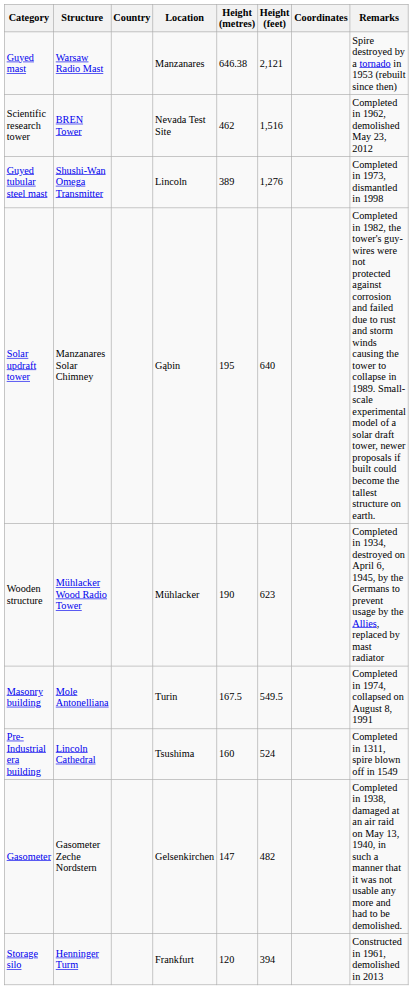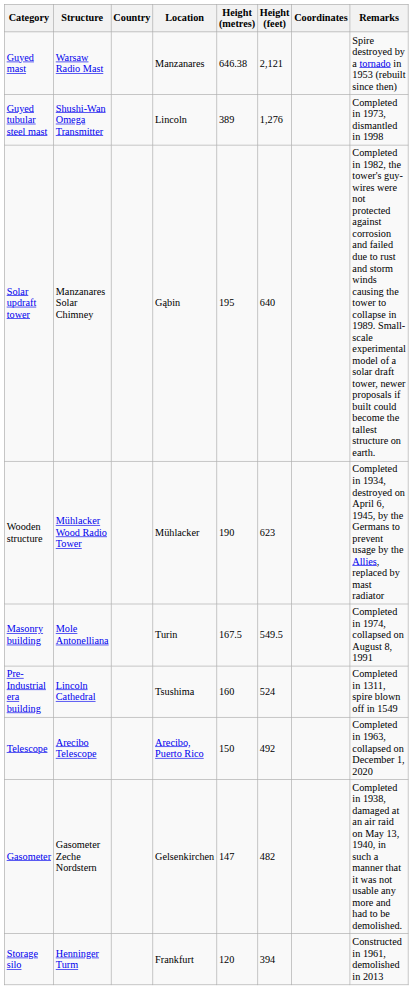- row: (26, 125)
+ row: (27, 748)
